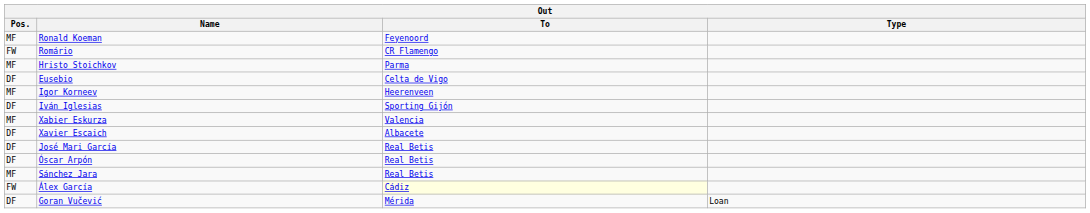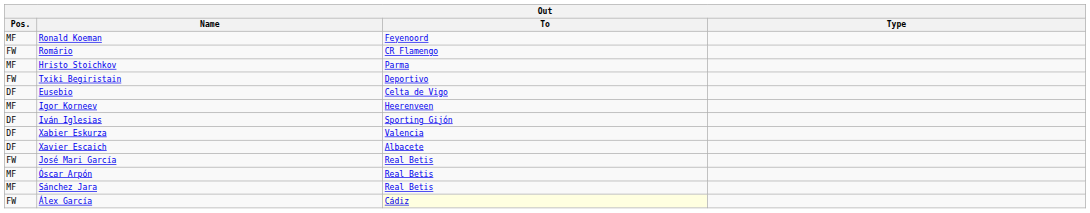+ row: (80, 79)
(11, 119) MF -> (11, 133) DF
(11, 146) DF -> (11, 160) FW
(11, 160) DF -> (11, 174) MF
- row: (70, 201)
